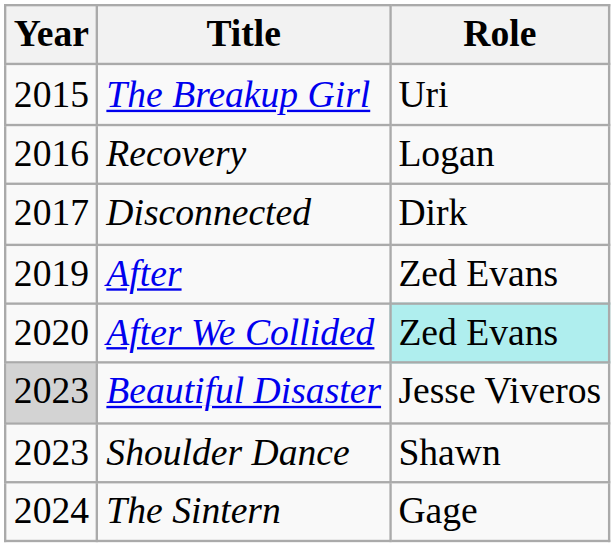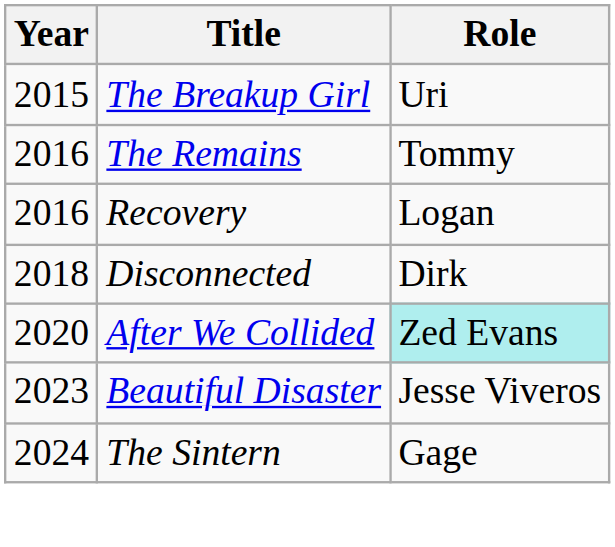+ row: (204, 153)
(51, 213) 2017 -> (51, 272) 2018
- row: (144, 272)
(51, 392) lightgrey background -> (51, 392) no background
- row: (228, 451)
